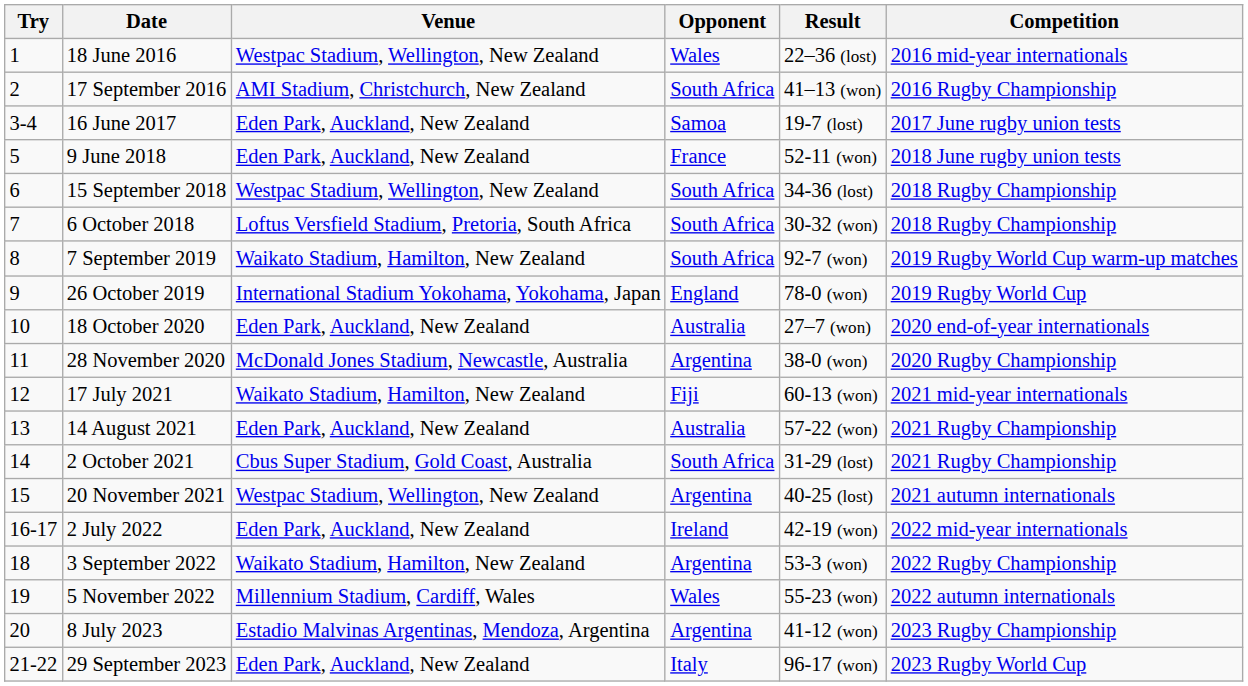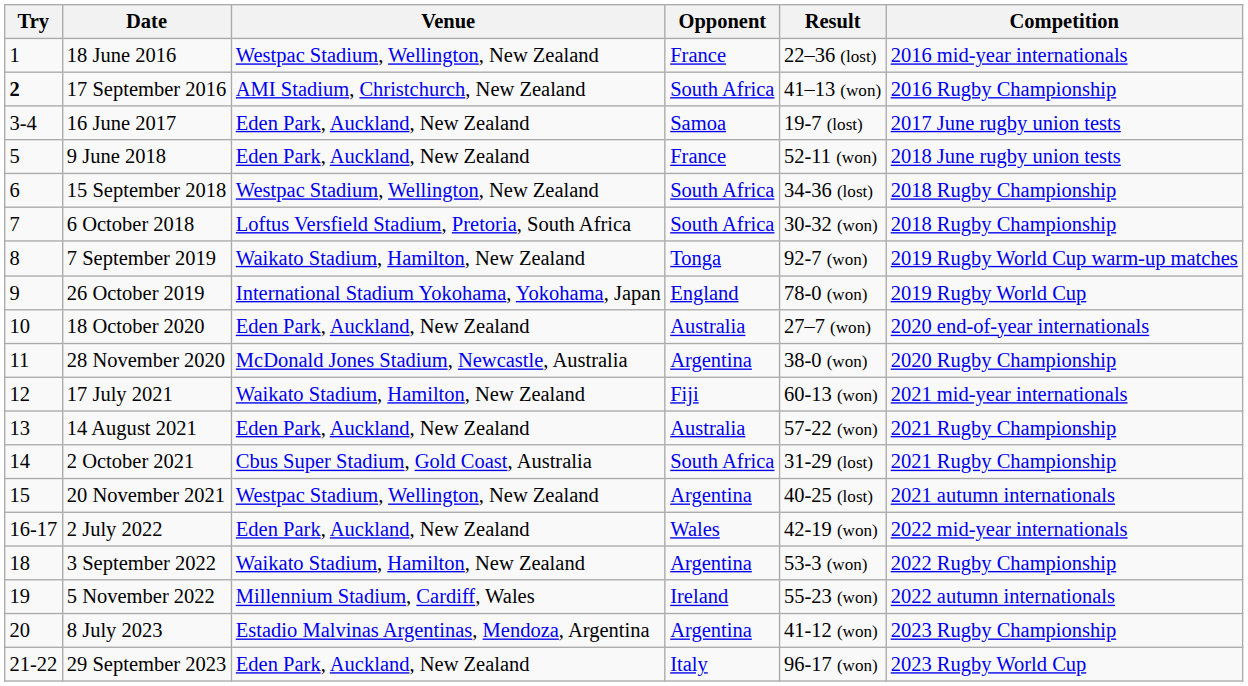(695, 55) Wales -> (698, 55) France
(15, 89) normal -> (15, 89) bold
(722, 258) South Africa -> (696, 258) Tonga
(699, 529) Ireland -> (695, 529) Wales
(695, 596) Wales -> (699, 596) Ireland
